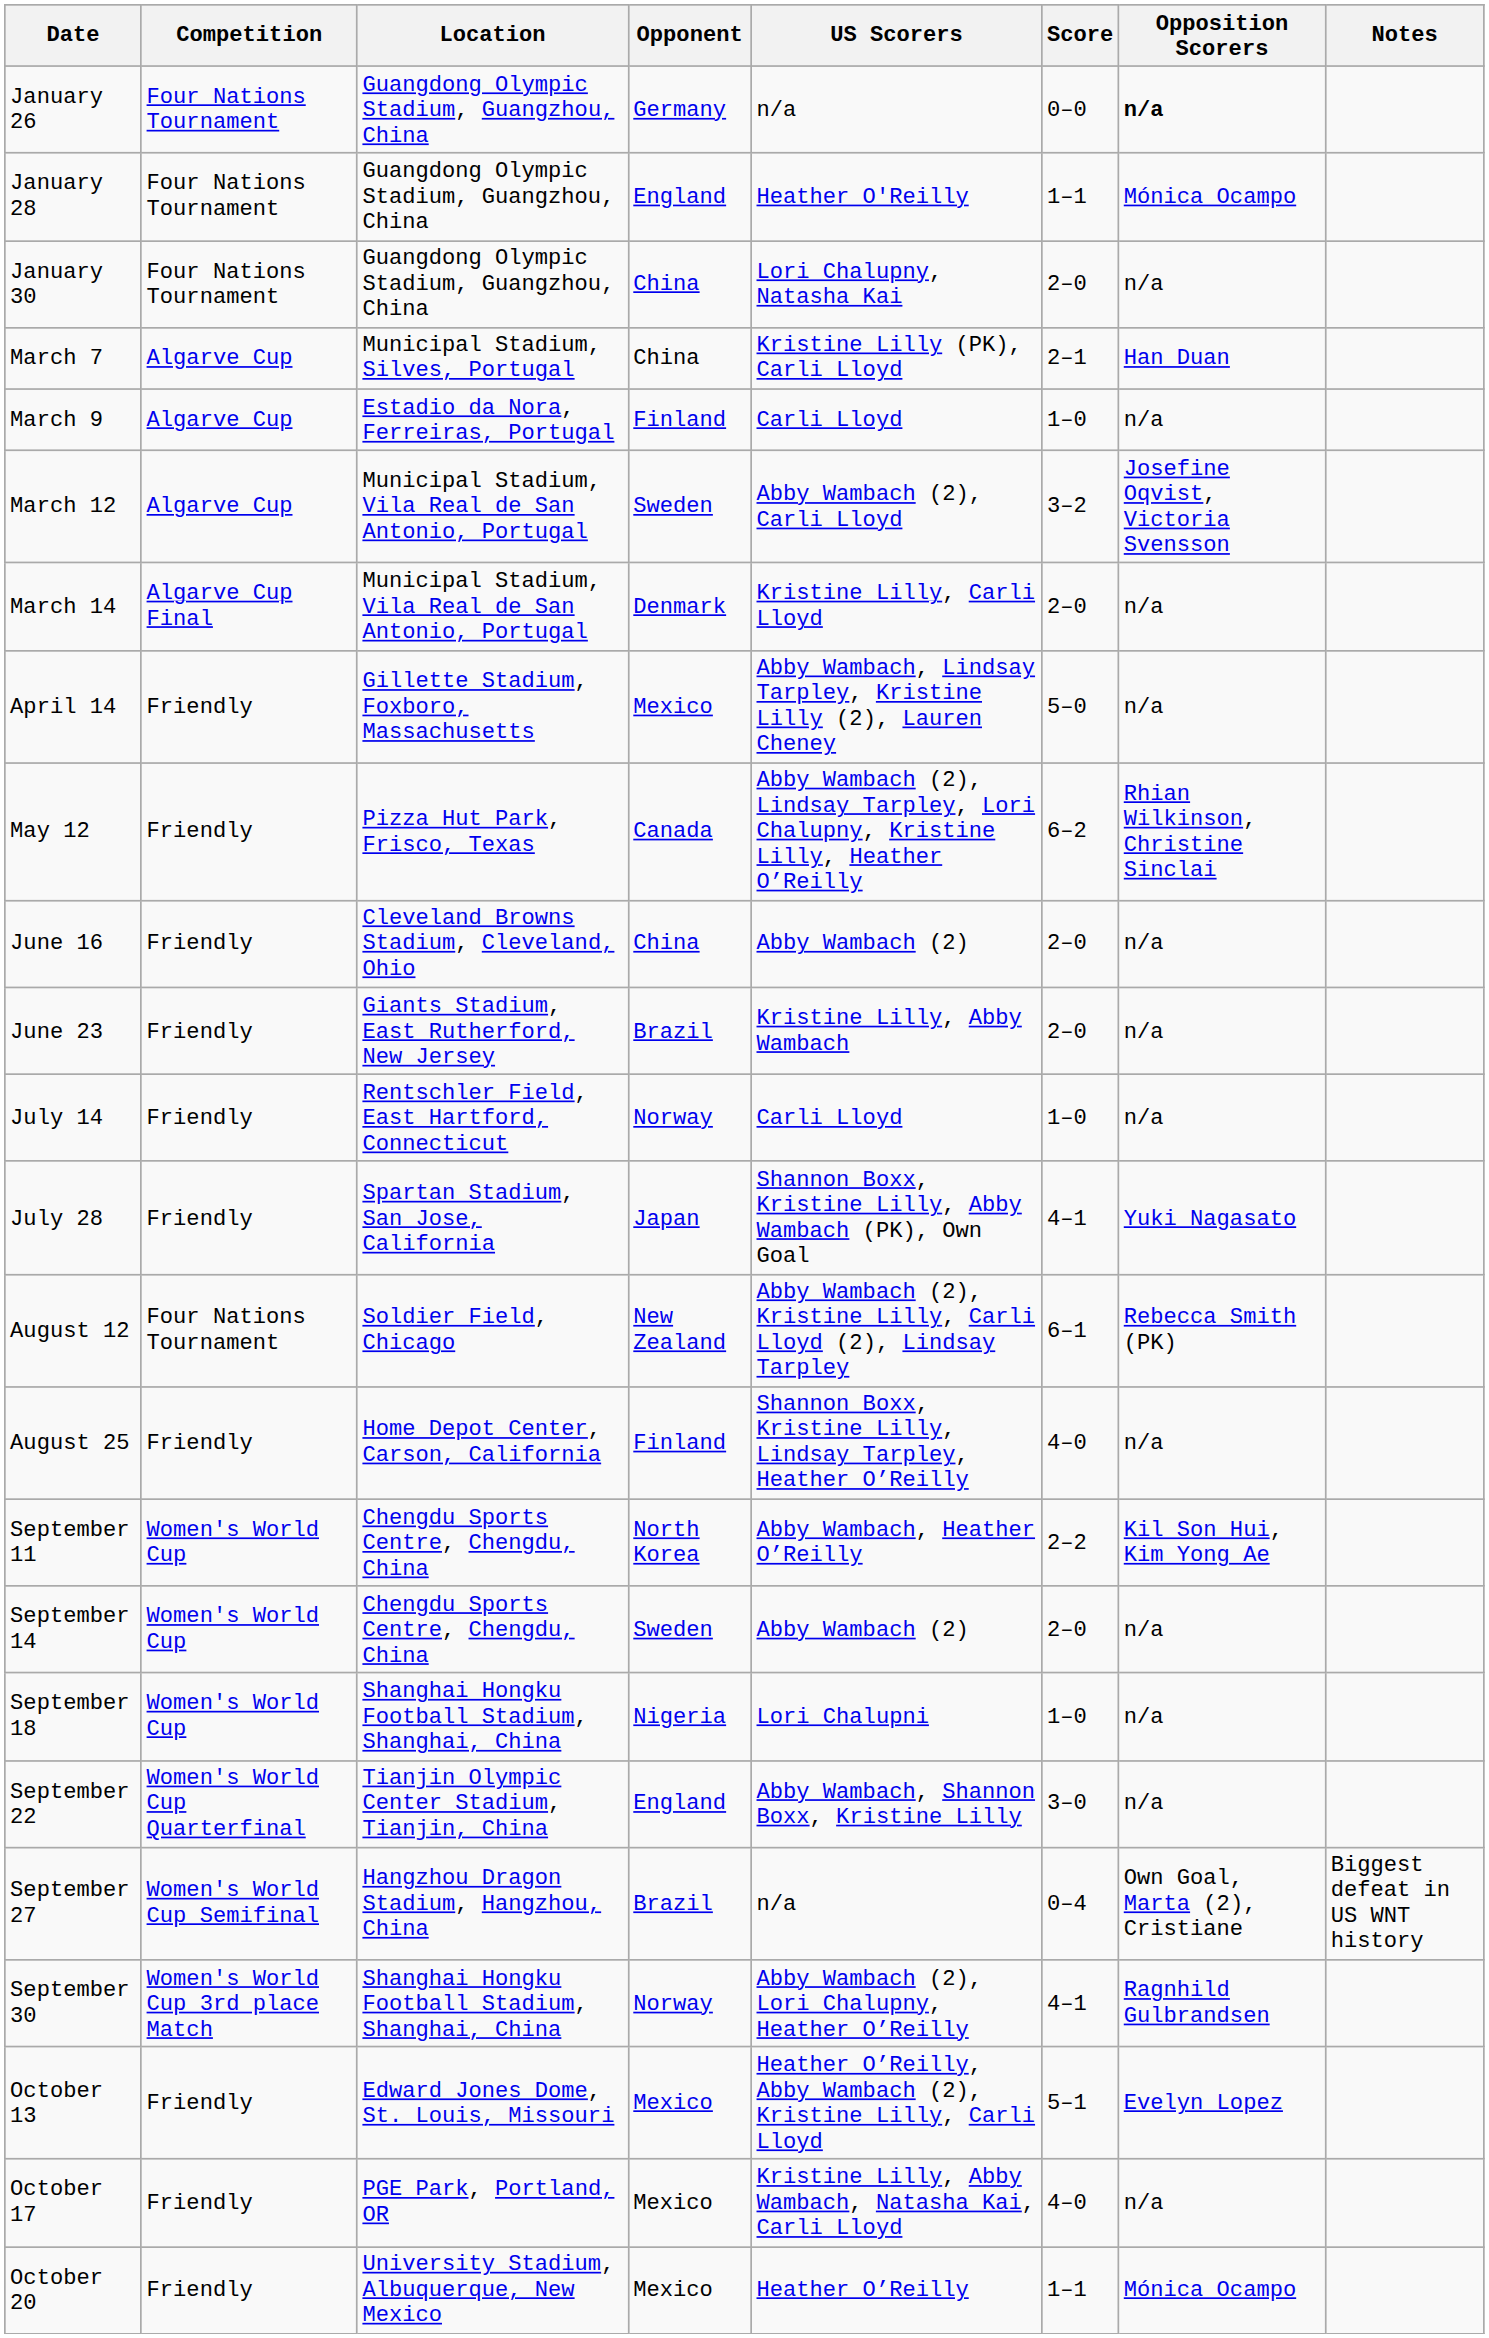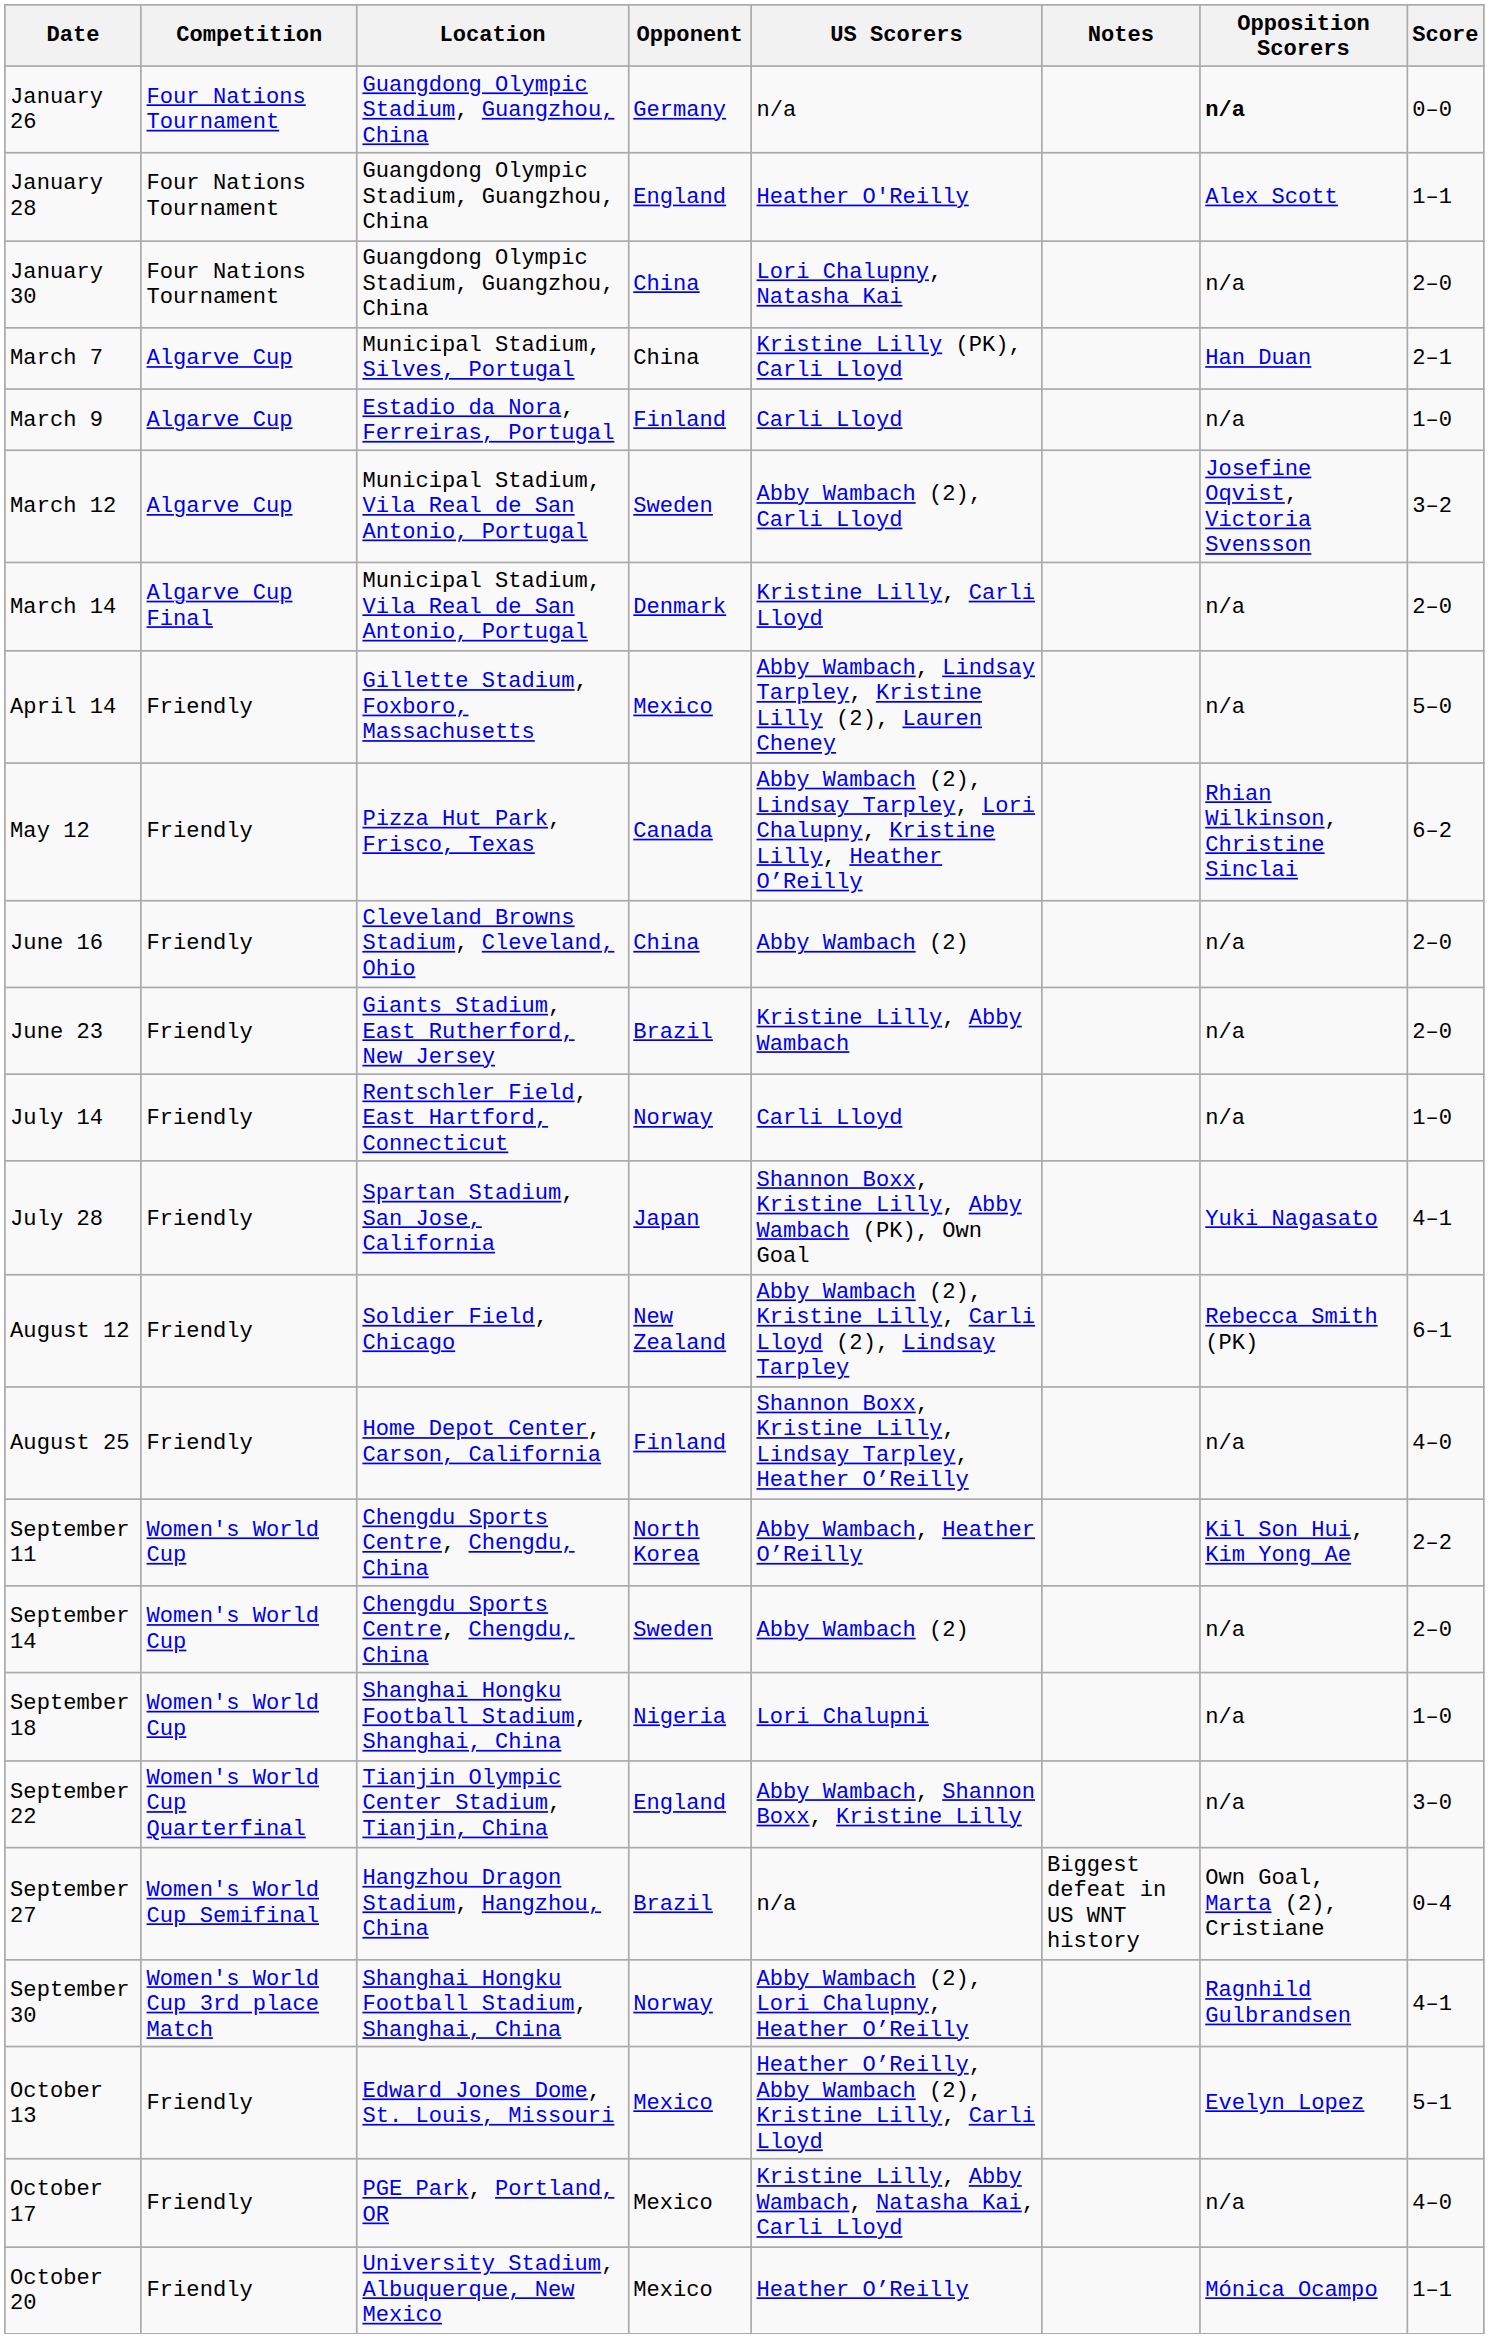columns swapped: (1080, 36) <-> (1405, 36)
(1210, 197) Mónica Ocampo -> (1272, 197) Alex Scott
(226, 1330) Four Nations Tournament -> (200, 1330) Friendly
